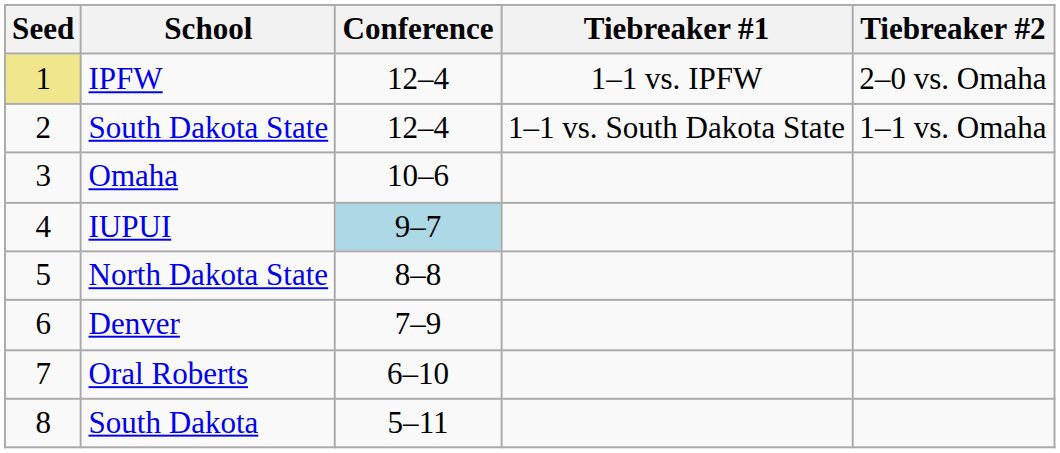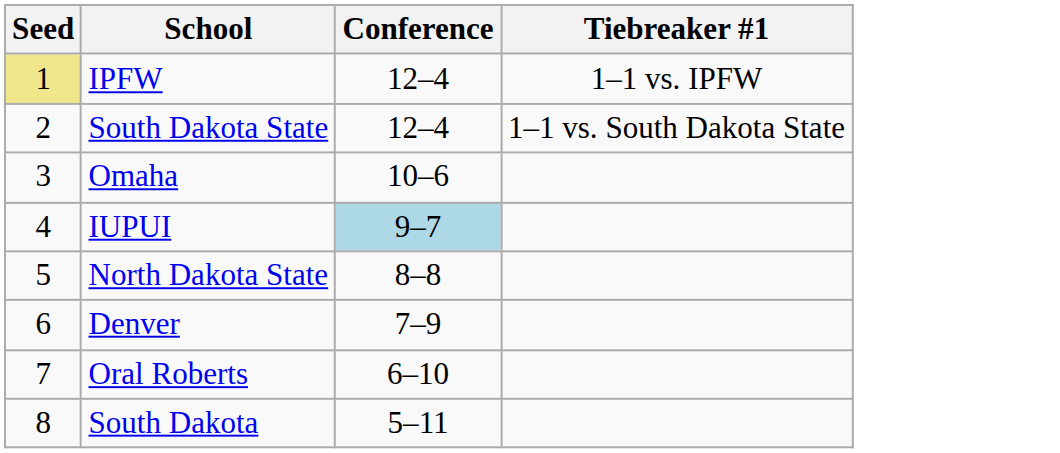- column: (953, 29)
